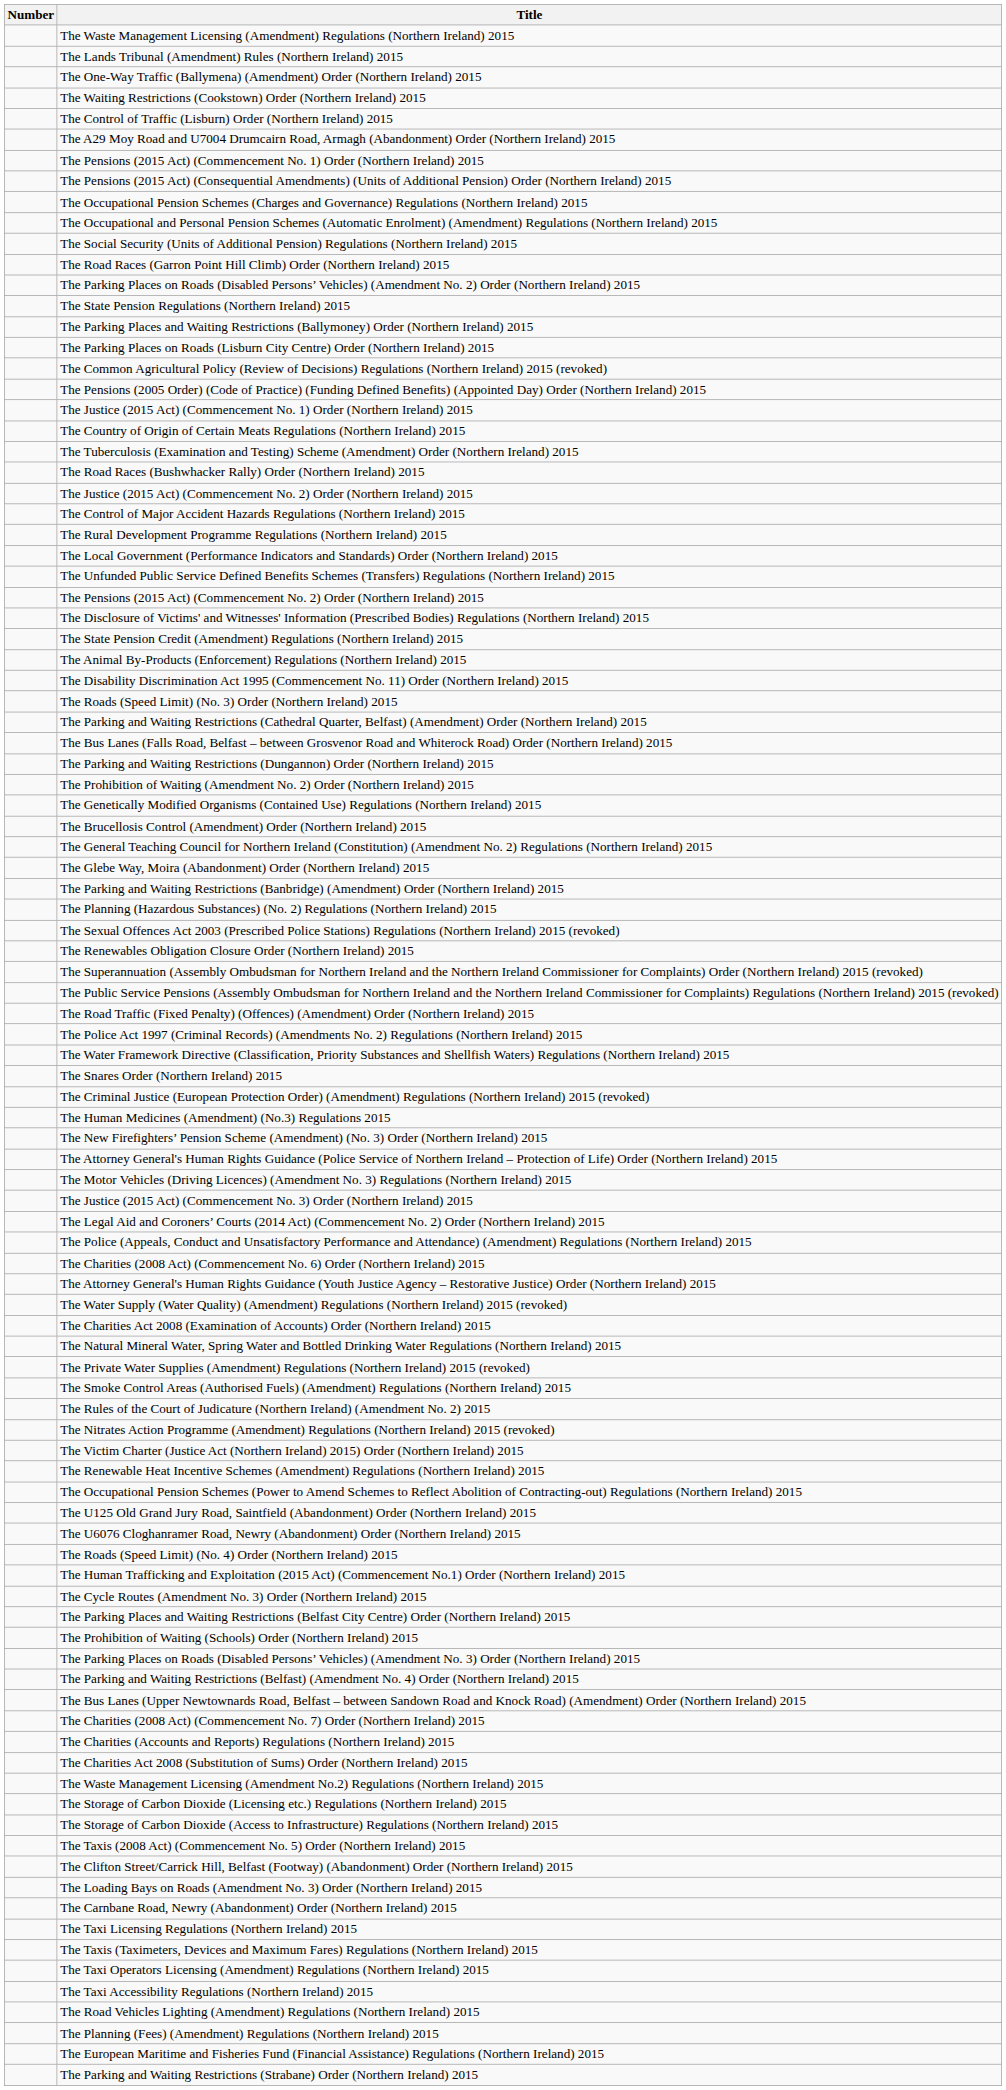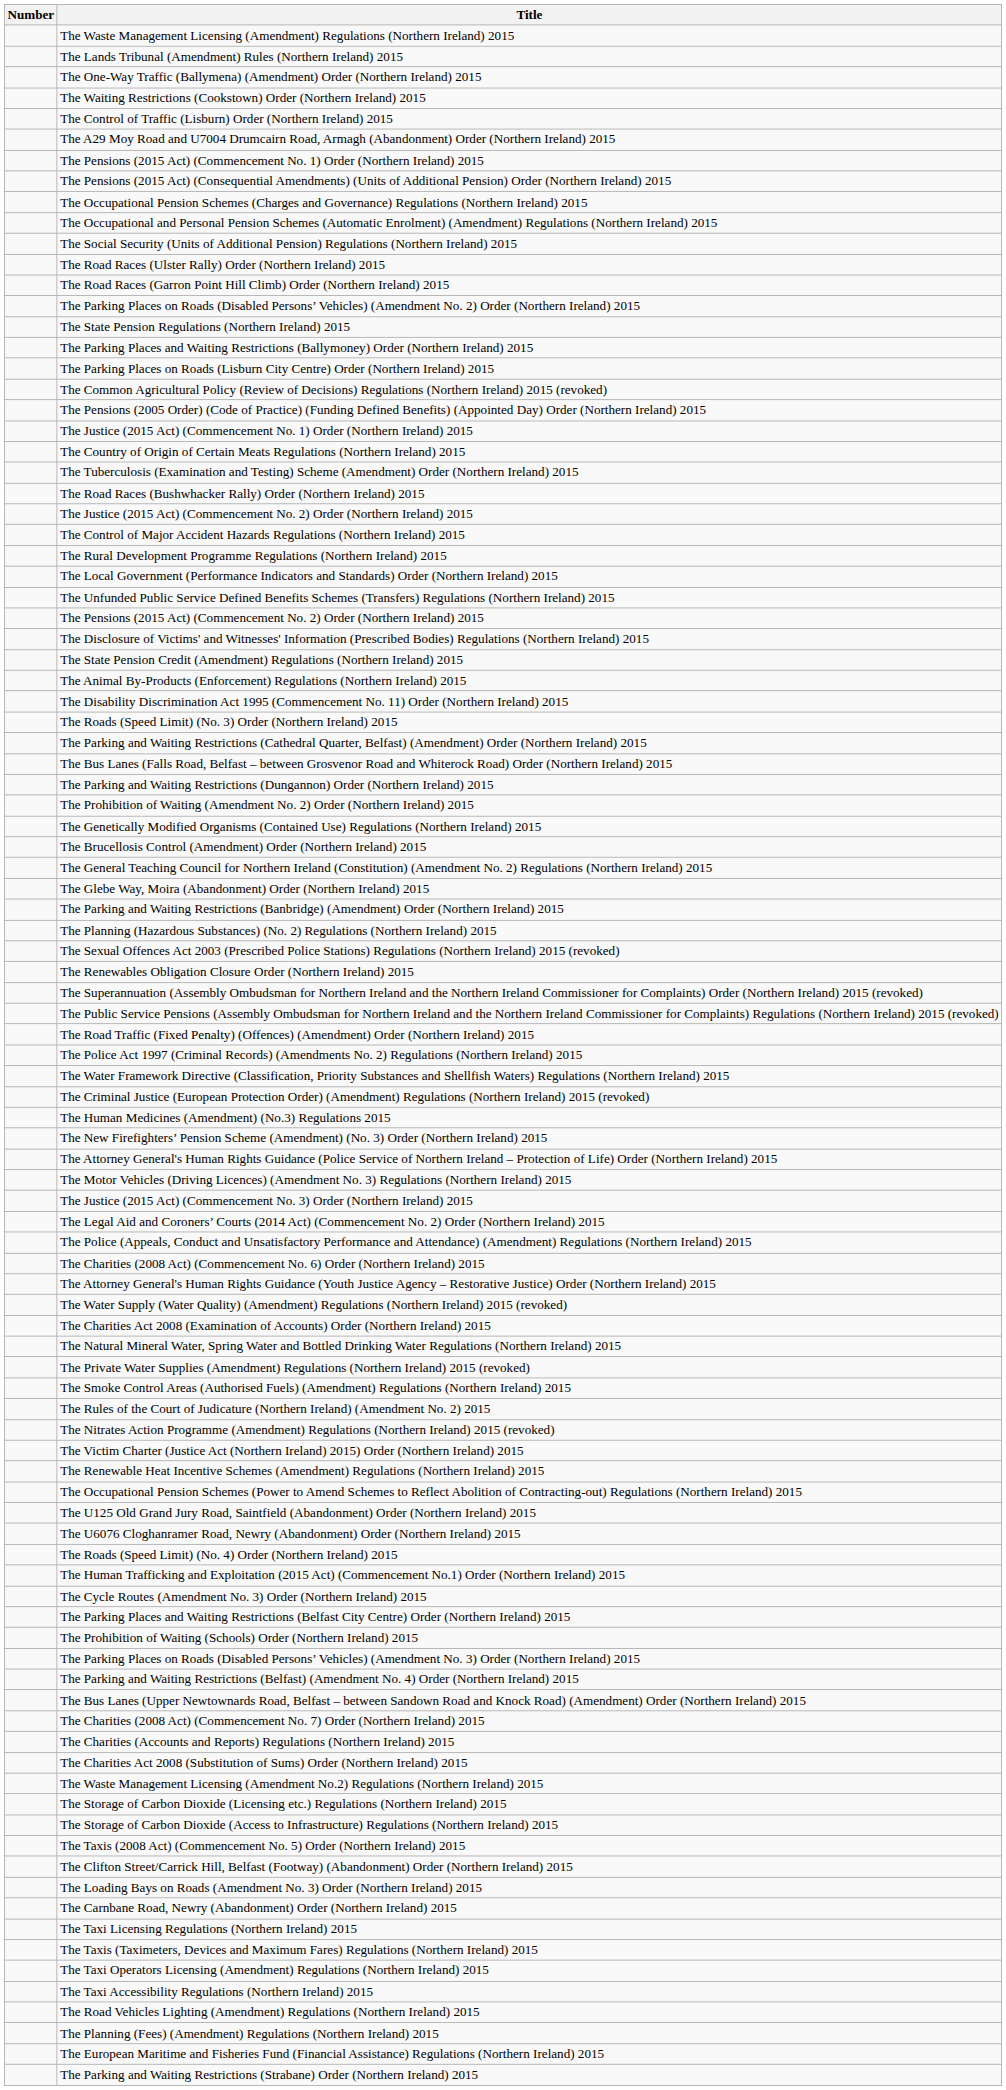+ row: (223, 264)
- row: (171, 1076)
